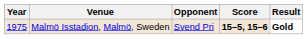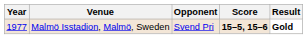(17, 27) 1975 -> (17, 27) 1977
